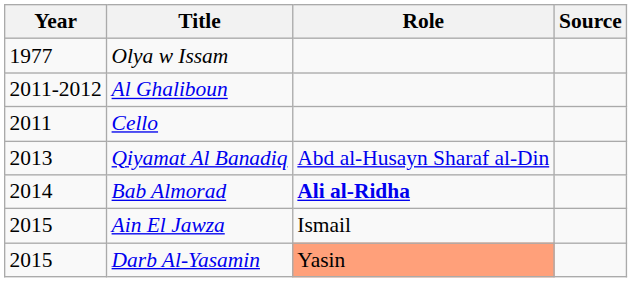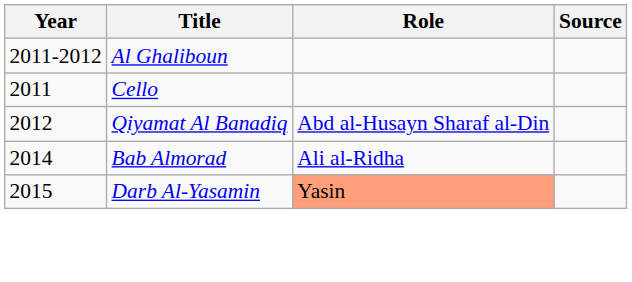- row: (170, 55)
(31, 157) 2013 -> (31, 123) 2012
(354, 191) bold -> (351, 157) normal
- row: (168, 225)
